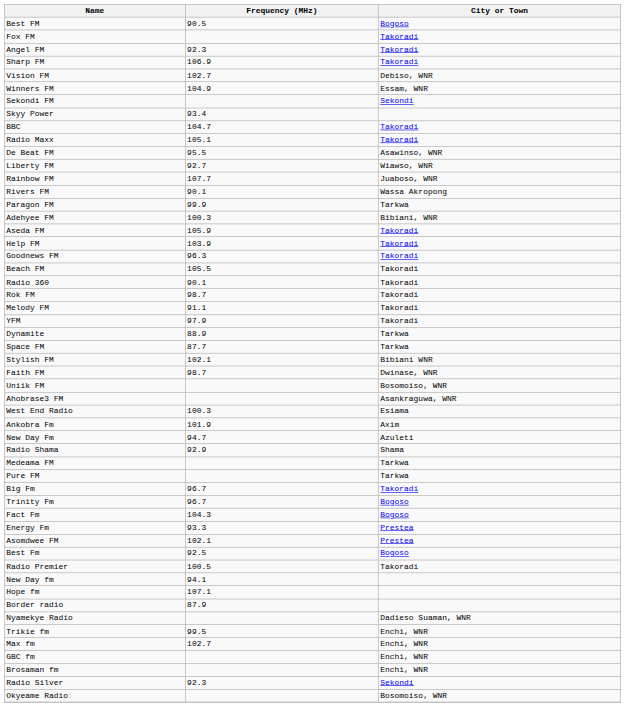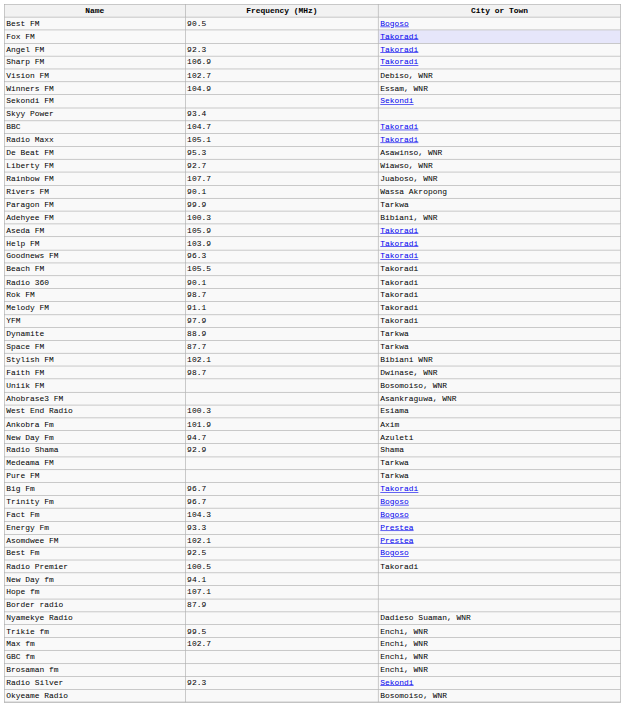(399, 37) no background -> (399, 37) lavender background
(197, 153) 95.5 -> (197, 153) 95.3
